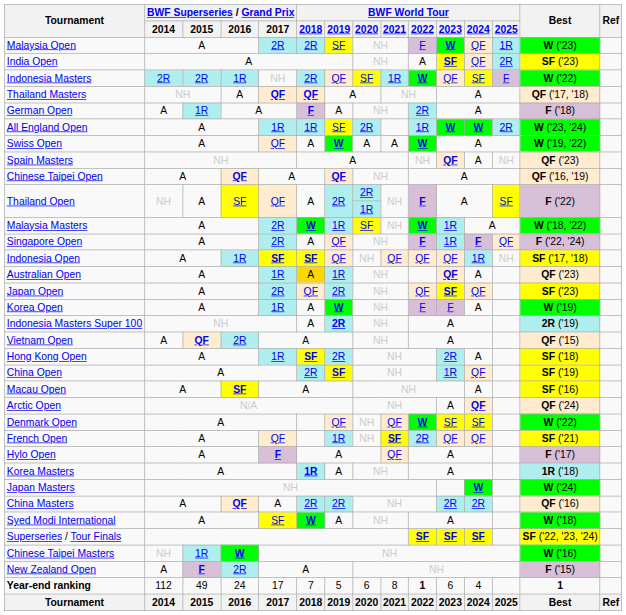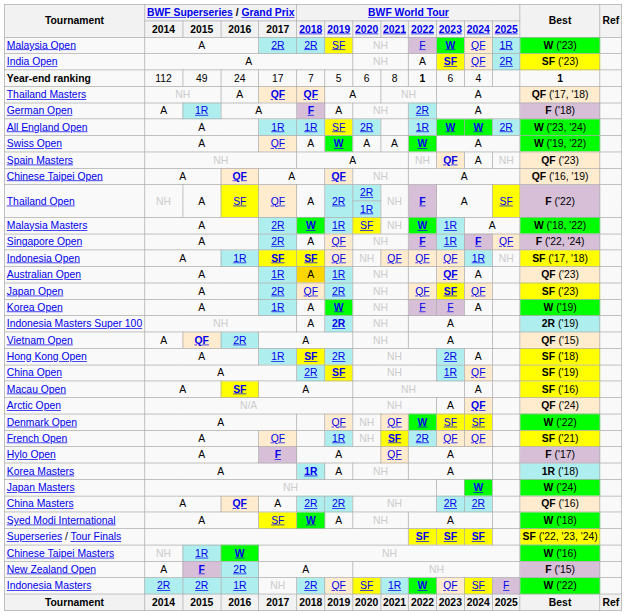rows swapped: (49, 78) <-> (49, 586)
